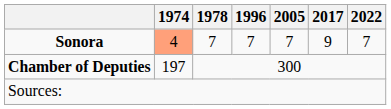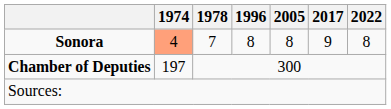(251, 41) 7 -> (251, 41) 8
(289, 41) 7 -> (289, 41) 8
(367, 41) 7 -> (367, 41) 8
